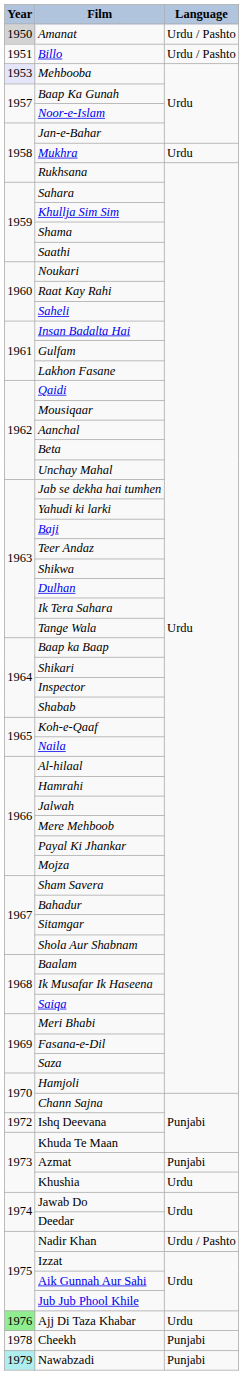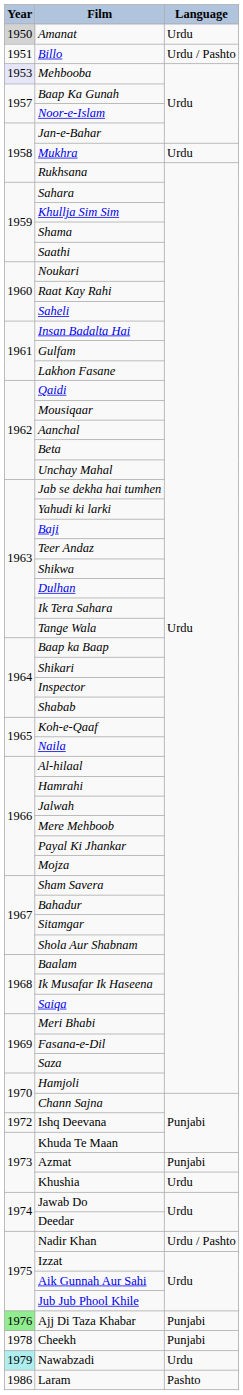(201, 34) Urdu / Pashto -> (180, 34) Urdu
(180, 1320) Urdu -> (186, 1320) Punjabi
(186, 1360) Punjabi -> (180, 1360) Urdu
+ row: (54, 1380)
